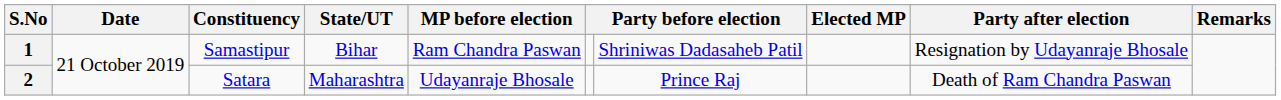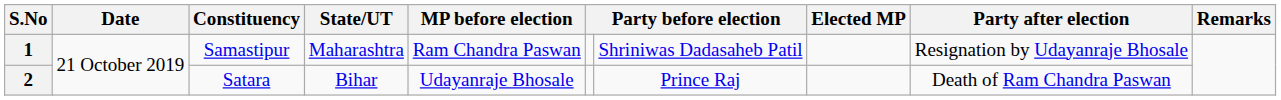(356, 49) Bihar -> (356, 49) Maharashtra
(356, 79) Maharashtra -> (356, 79) Bihar
